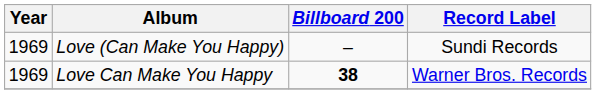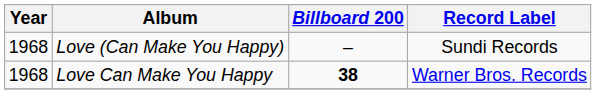(28, 46) 1969 -> (28, 46) 1968
(28, 74) 1969 -> (28, 74) 1968
